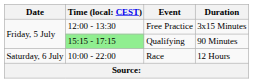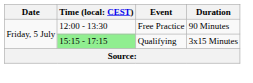(222, 26) 3x15 Minutes -> (209, 26) 90 Minutes
(217, 41) 90 Minutes -> (213, 41) 3x15 Minutes
- row: (155, 56)
